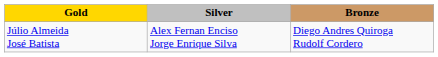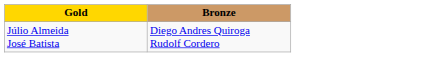- column: (219, 13)
